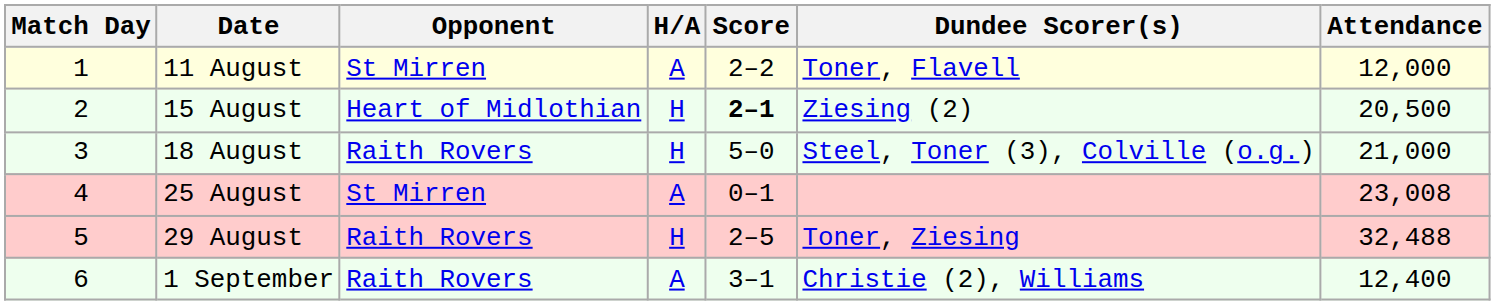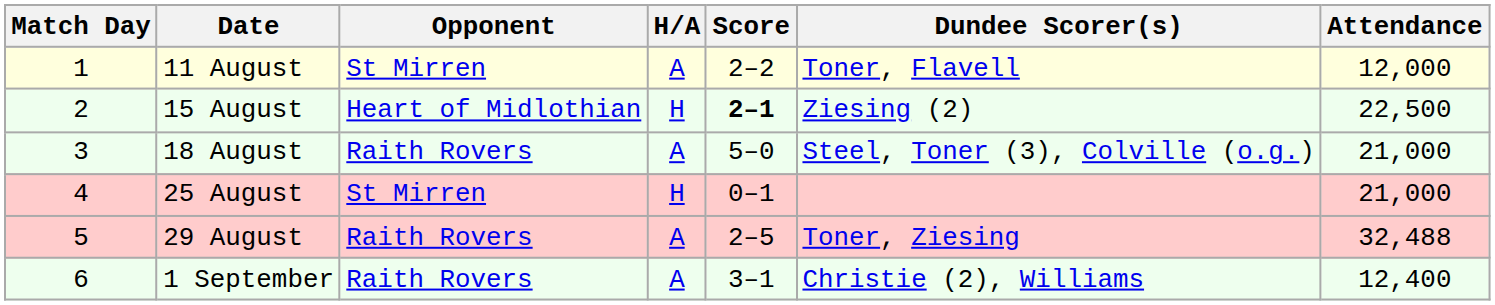(1405, 110) 20,500 -> (1405, 110) 22,500
(677, 153) H -> (677, 153) A
(677, 195) A -> (677, 195) H
(1405, 195) 23,008 -> (1405, 195) 21,000
(677, 237) H -> (677, 237) A
